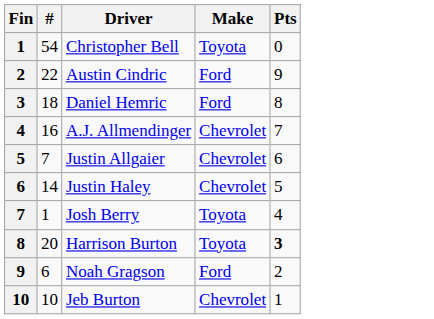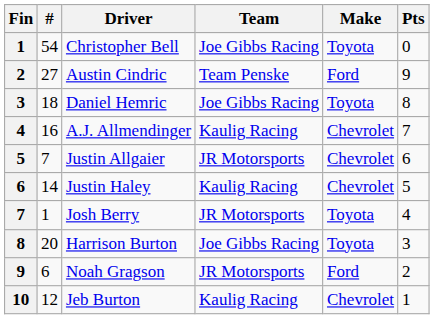+ column: (259, 18)
(50, 74) 22 -> (50, 74) 27
(215, 102) Ford -> (350, 102) Toyota
(278, 243) bold -> (406, 243) normal
(50, 299) 10 -> (50, 299) 12
